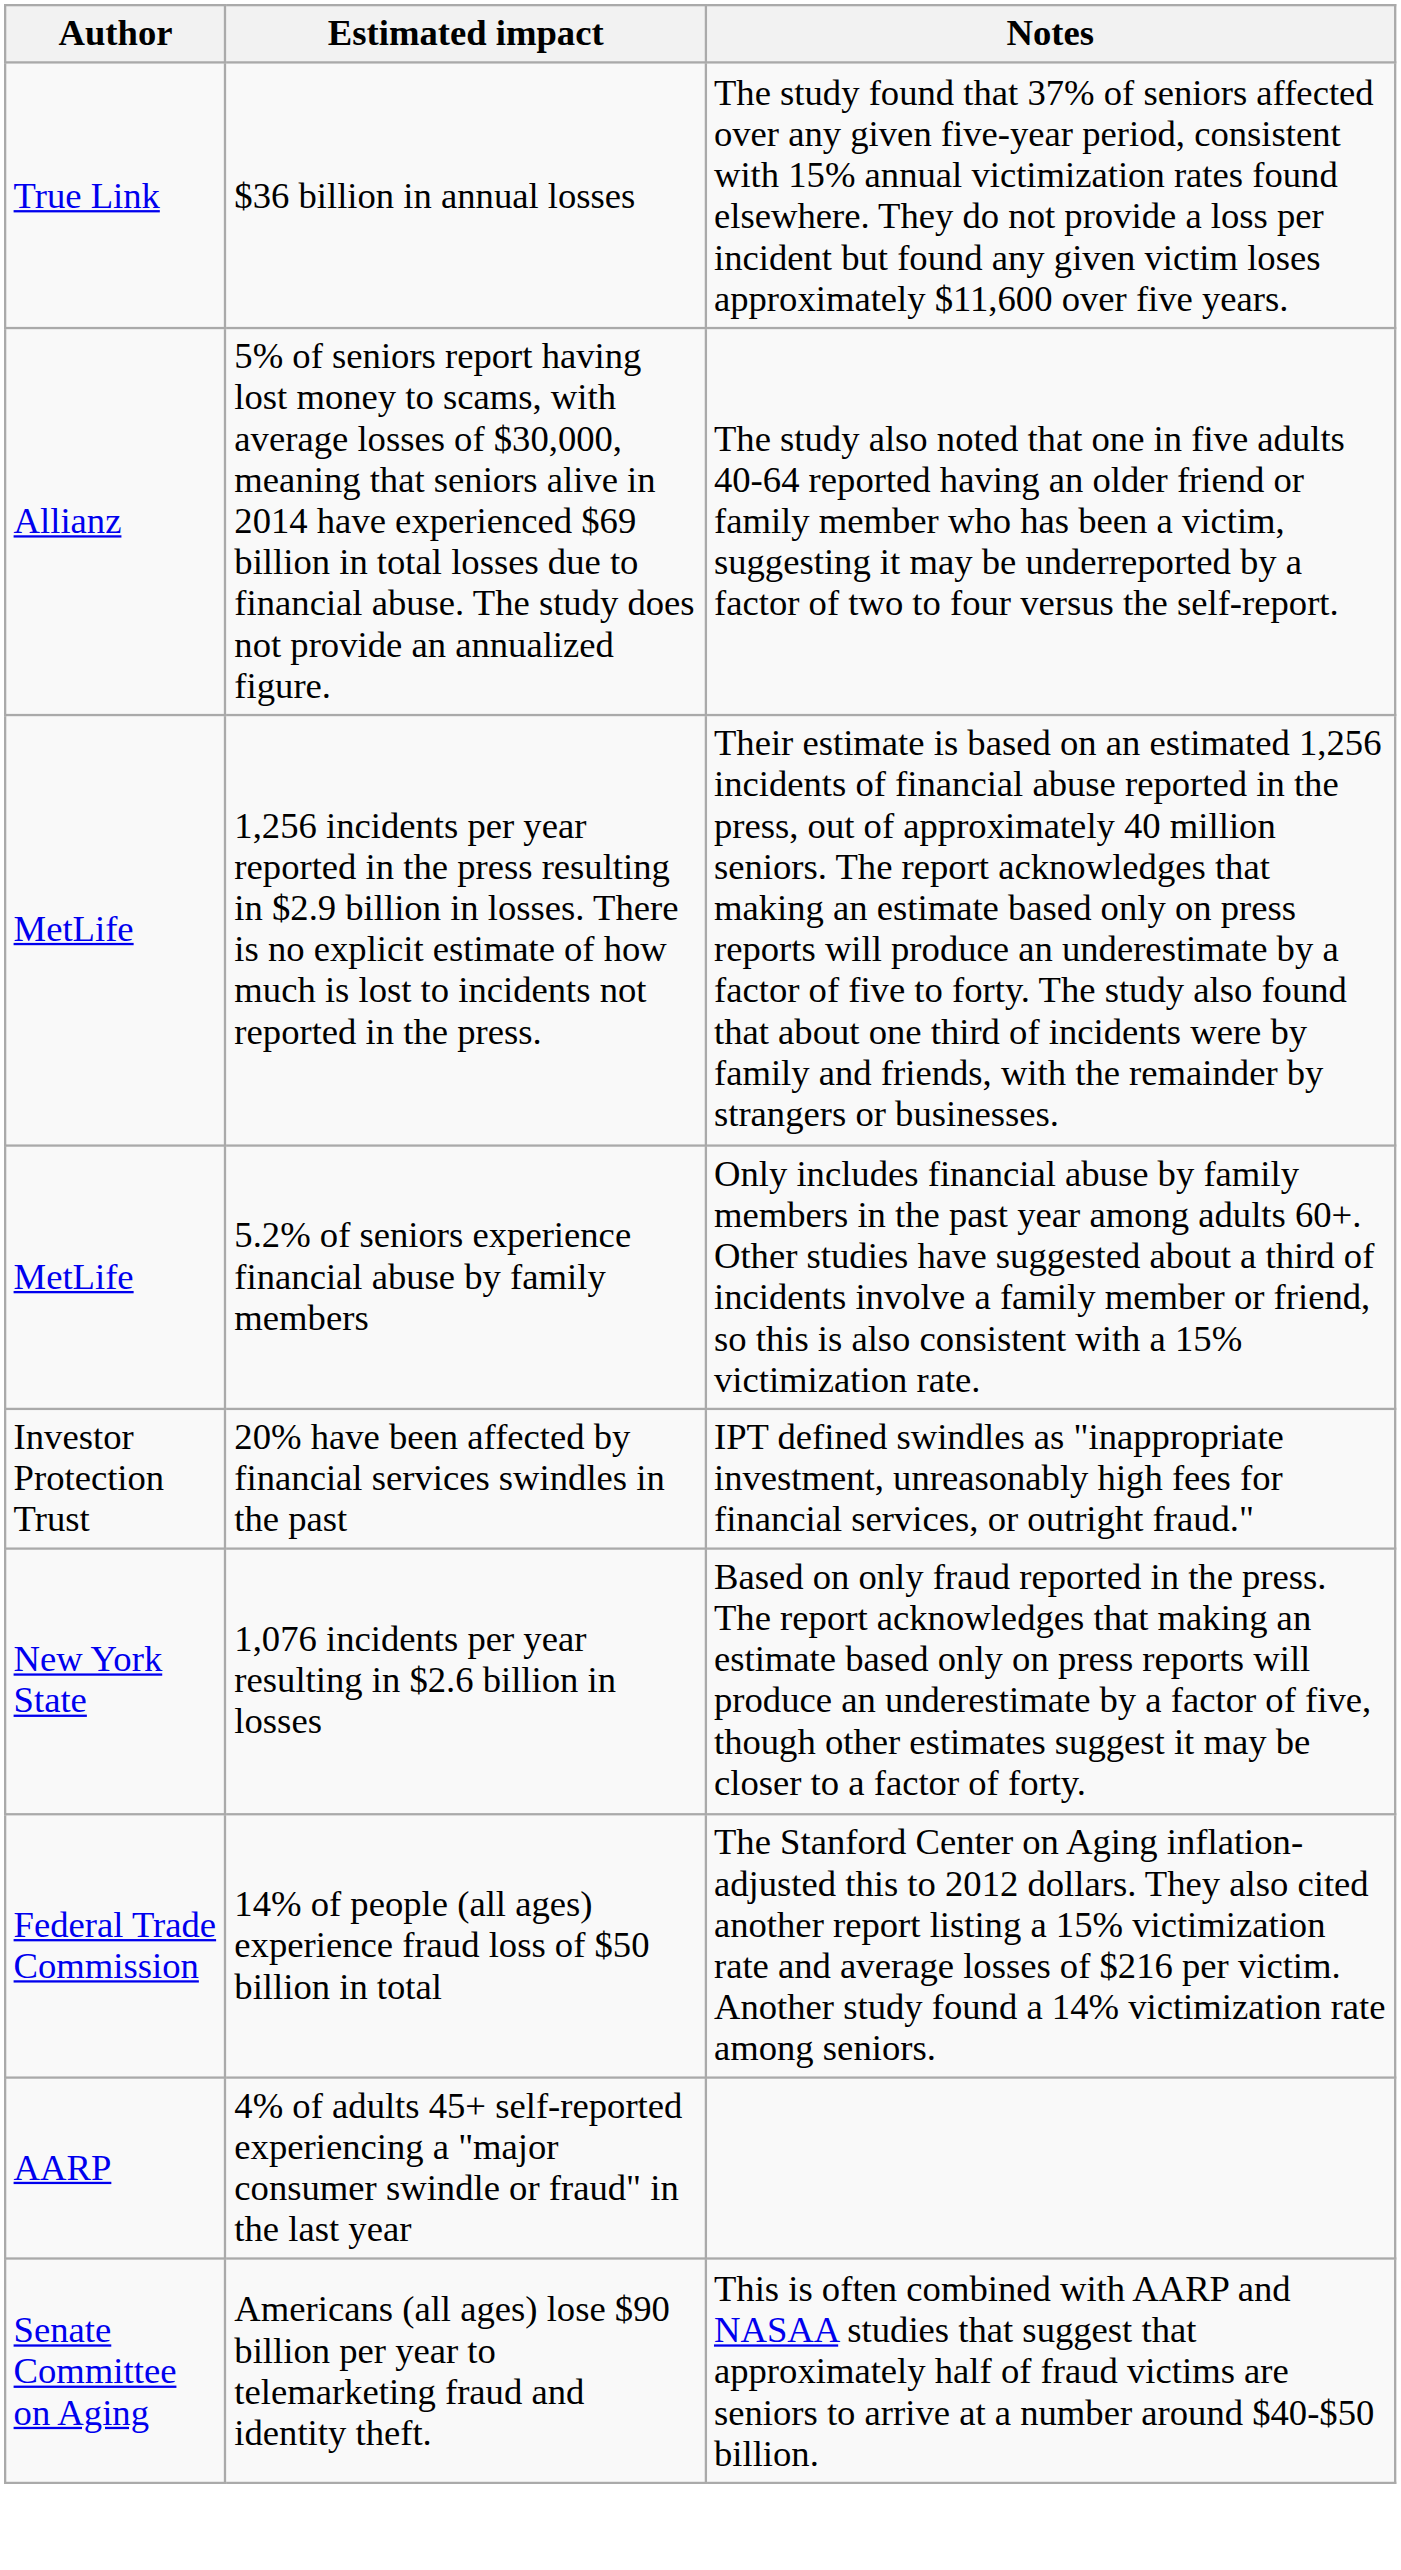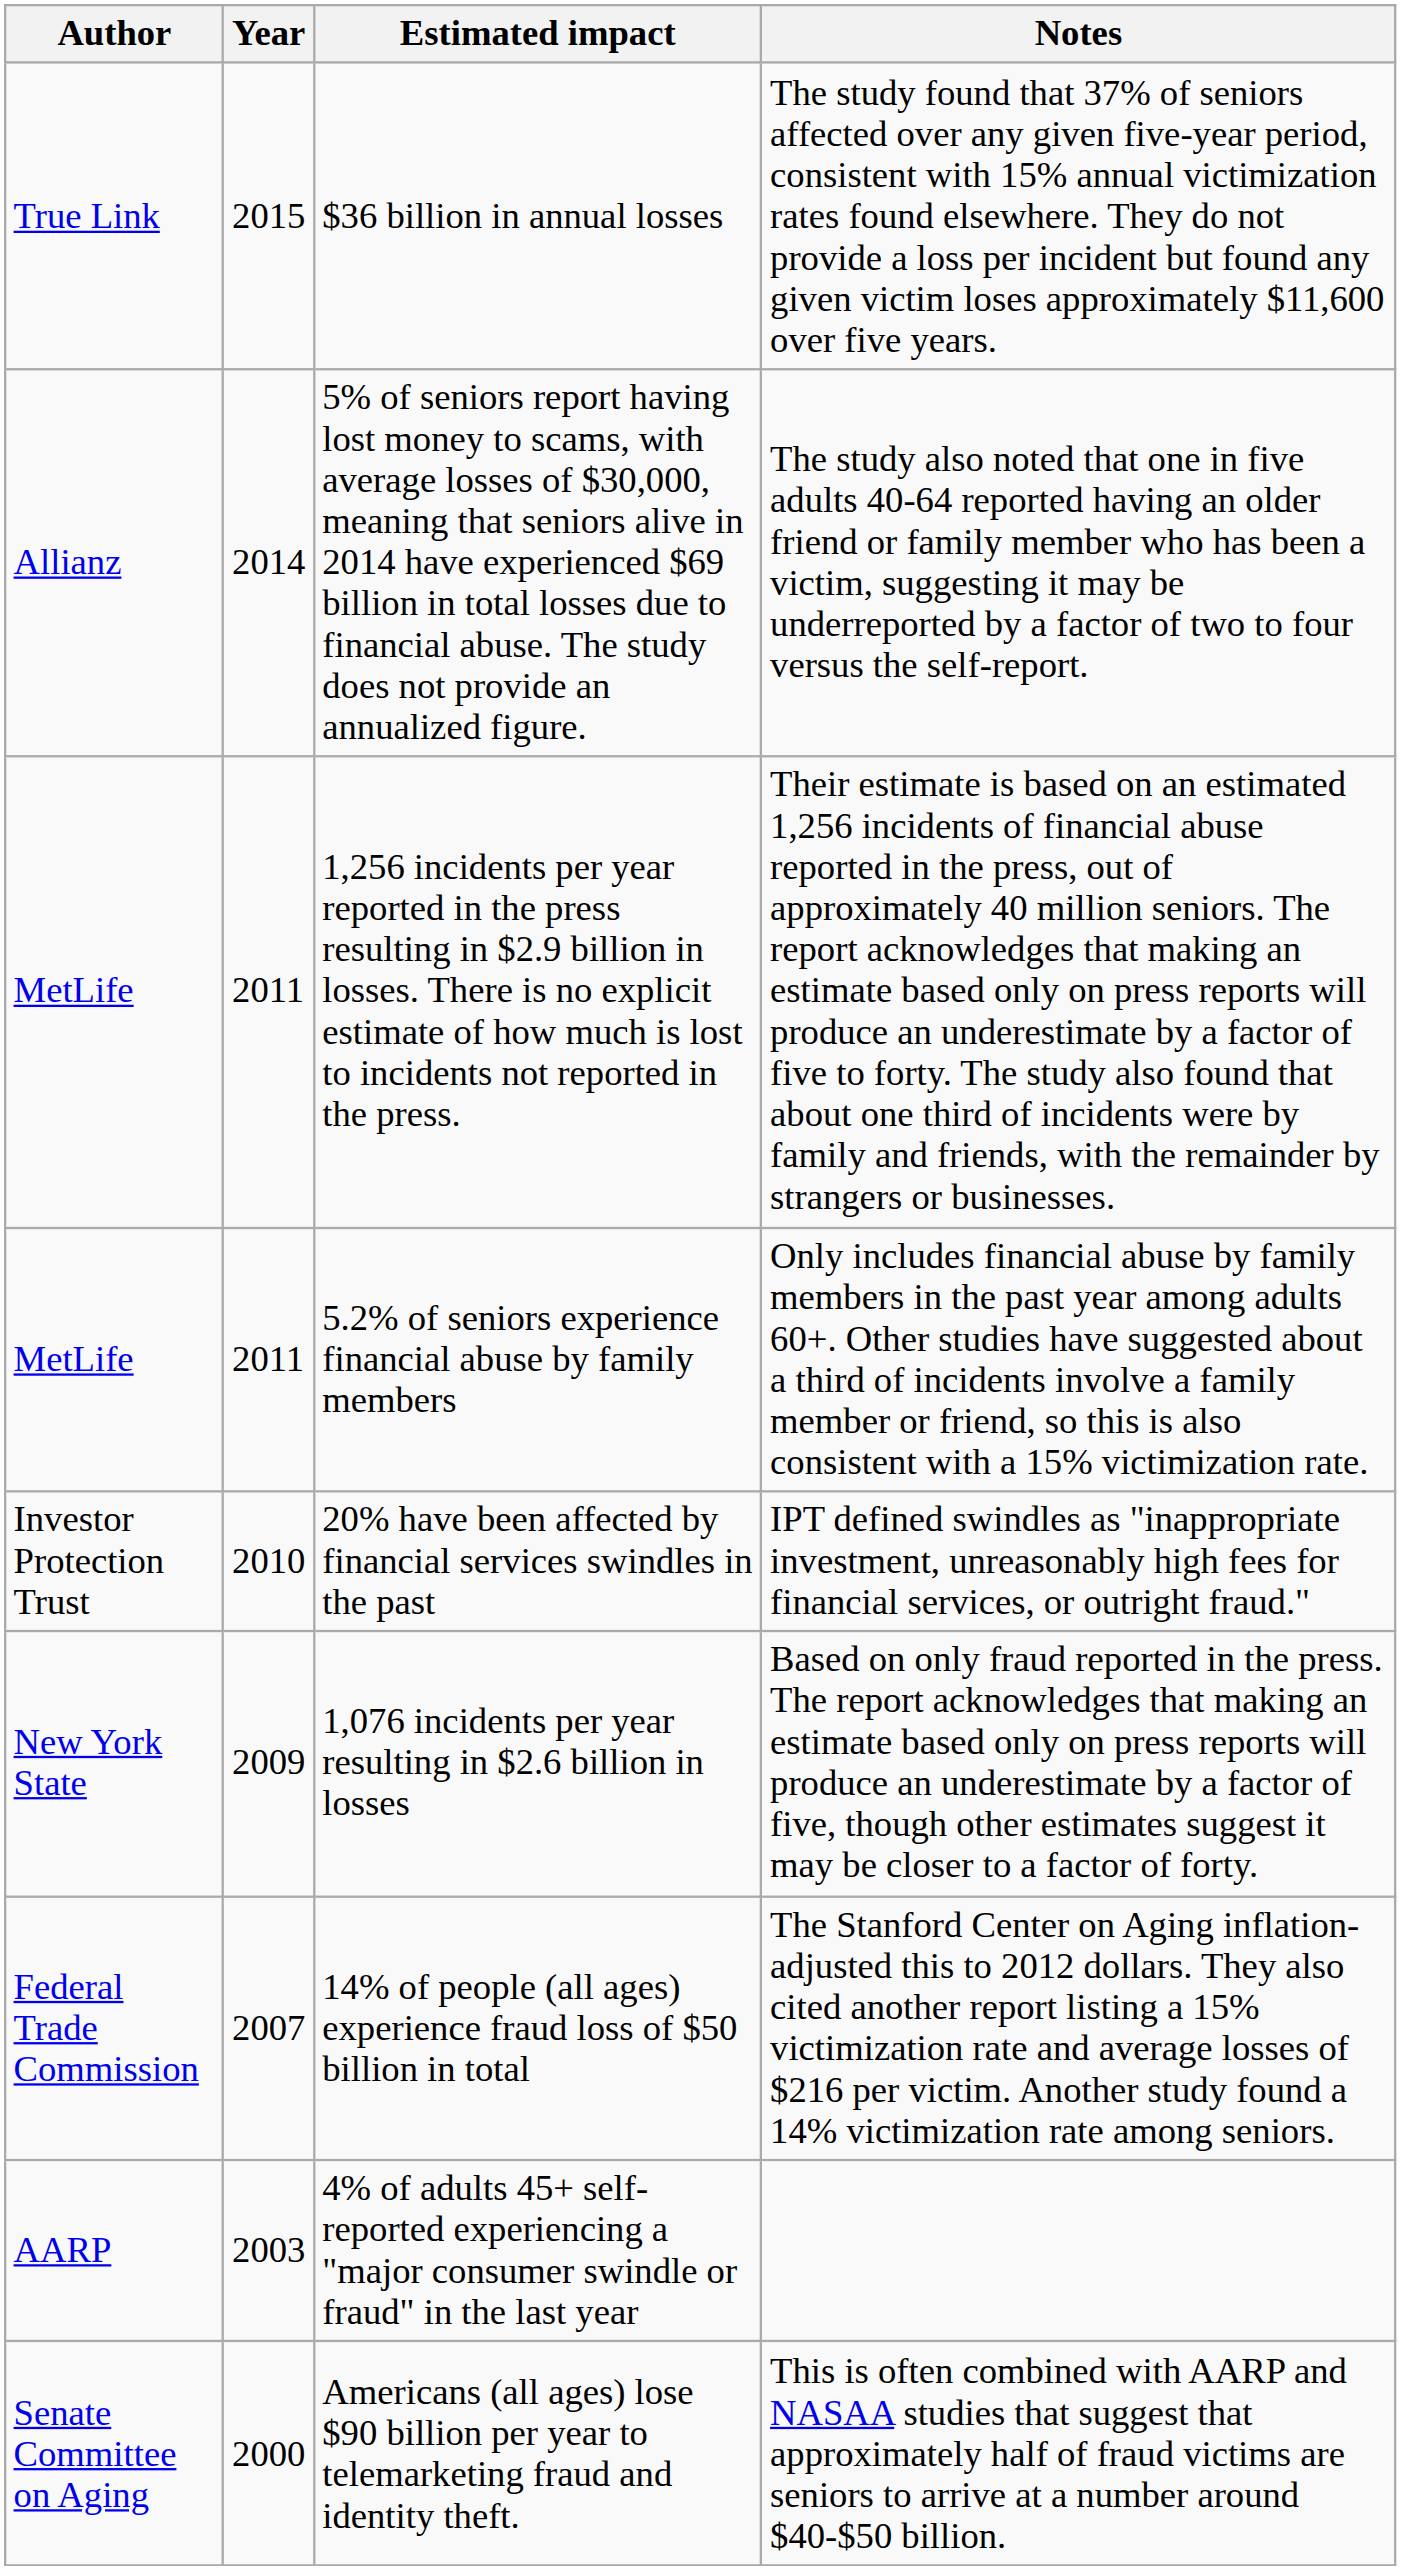+ column: (269, 33)
